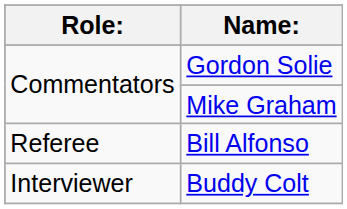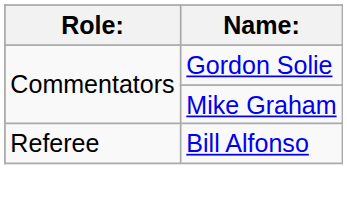- row: (248, 184)
